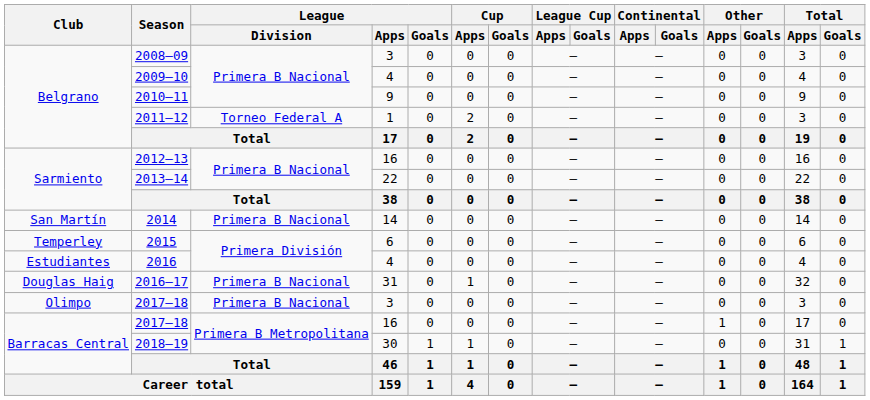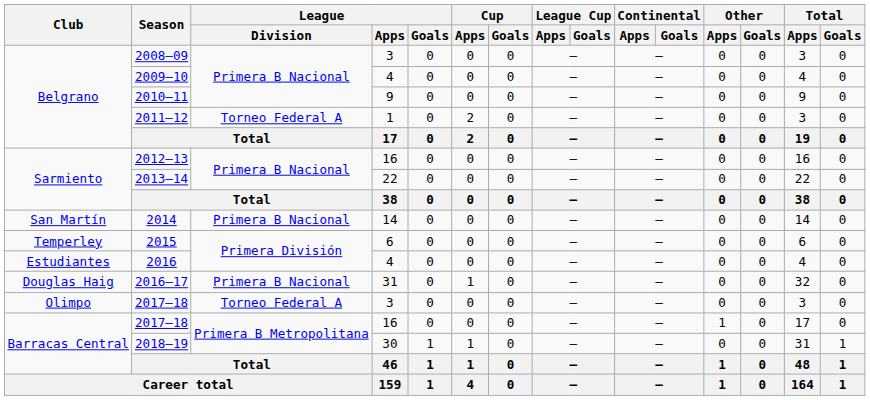(281, 302) Primera B Nacional -> (281, 302) Torneo Federal A
